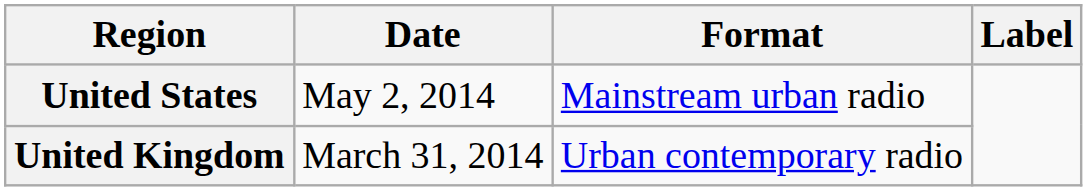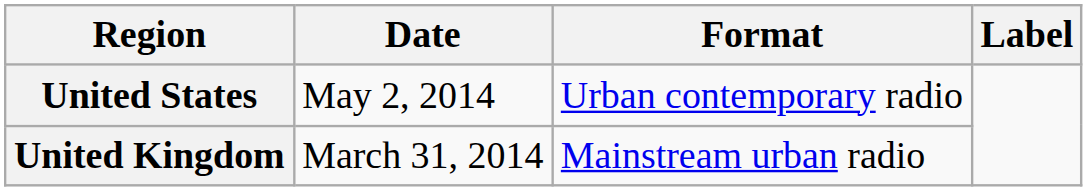(743, 94) Mainstream urban radio -> (762, 94) Urban contemporary radio
(762, 154) Urban contemporary radio -> (743, 154) Mainstream urban radio
